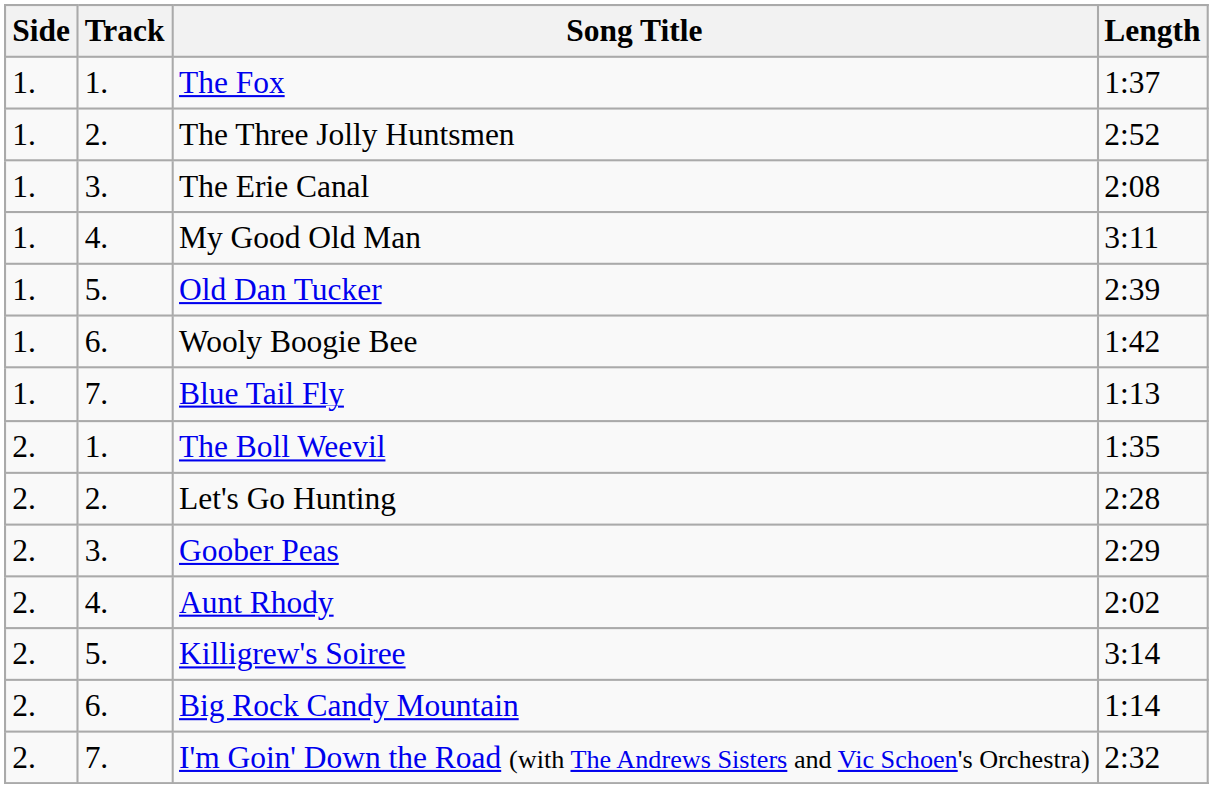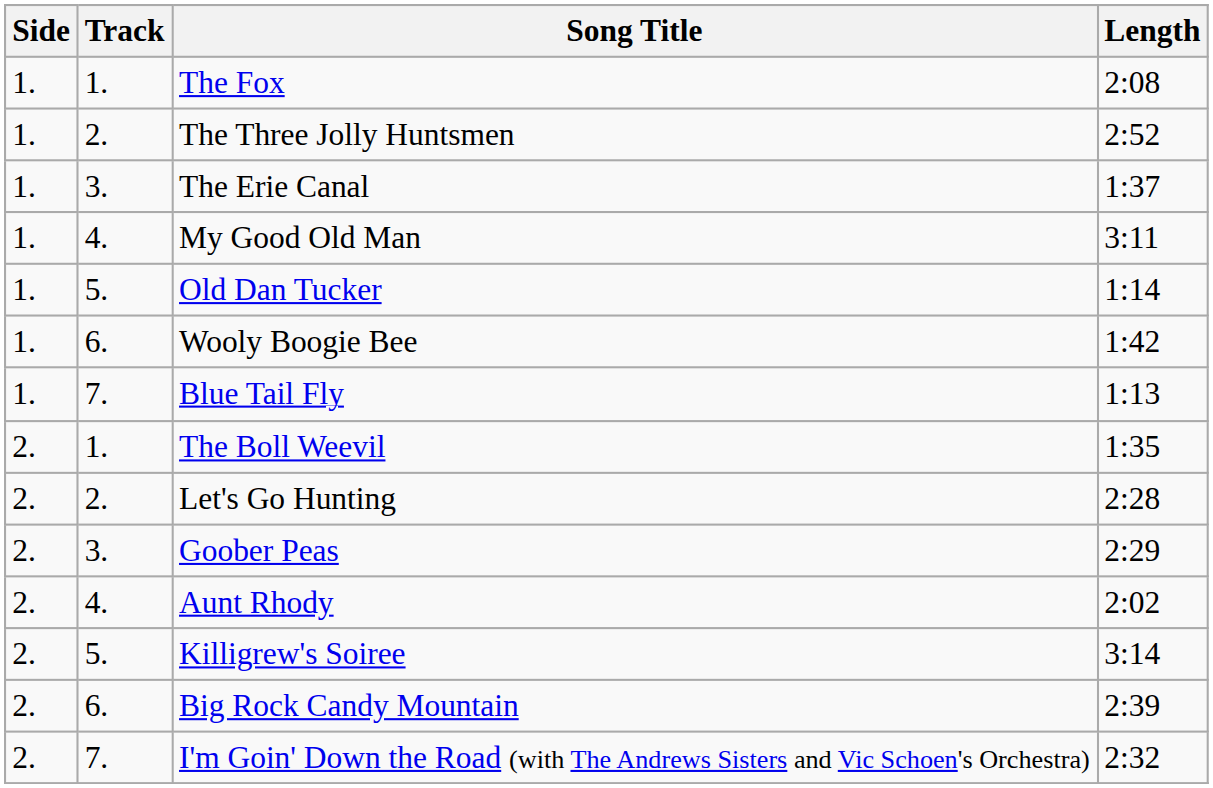(1132, 82) 1:37 -> (1132, 82) 2:08
(1132, 186) 2:08 -> (1132, 186) 1:37
(1132, 290) 2:39 -> (1132, 290) 1:14
(1132, 705) 1:14 -> (1132, 705) 2:39
